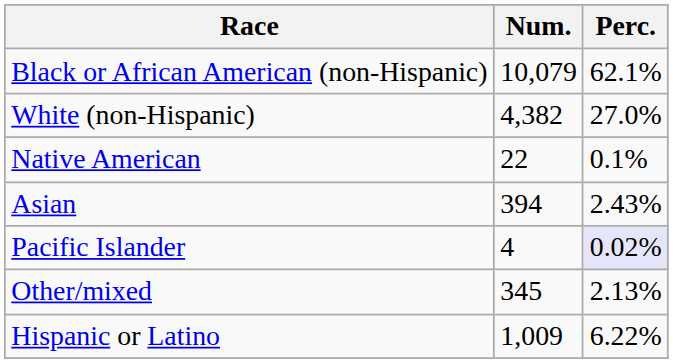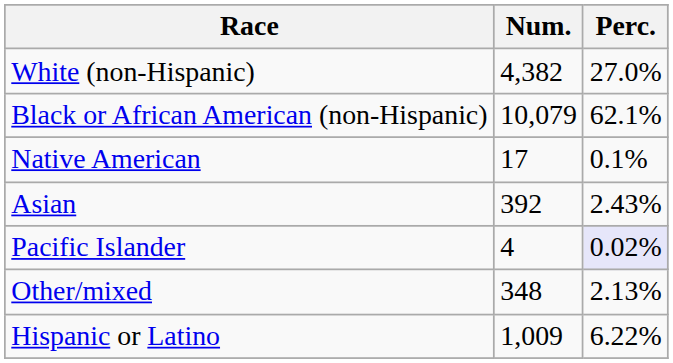rows swapped: (133, 114) <-> (249, 70)
(514, 159) 22 -> (514, 159) 17
(521, 203) 394 -> (521, 203) 392
(521, 291) 345 -> (521, 291) 348
